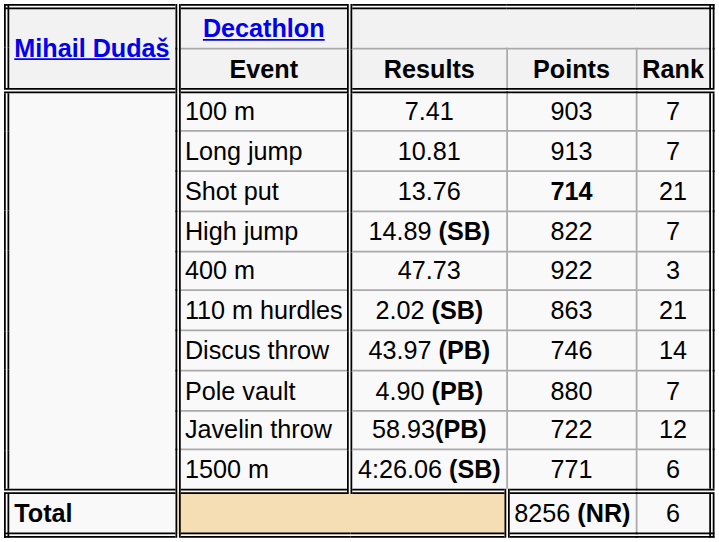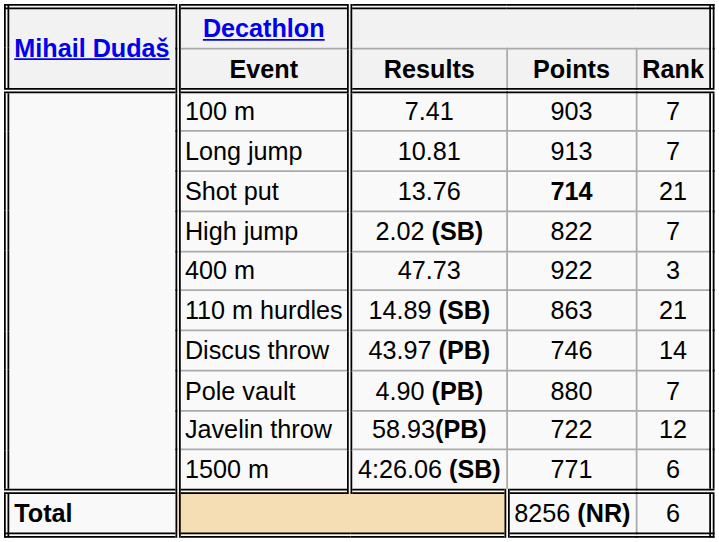(429, 231) 14.89 (SB) -> (429, 231) 2.02 (SB)
(429, 311) 2.02 (SB) -> (429, 311) 14.89 (SB)
